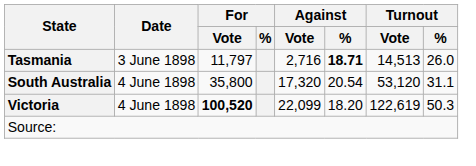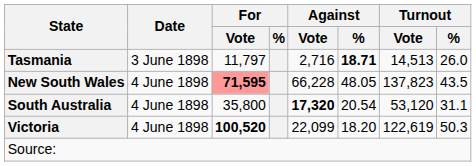+ row: (66, 82)
(300, 82) normal -> (313, 104) bold
